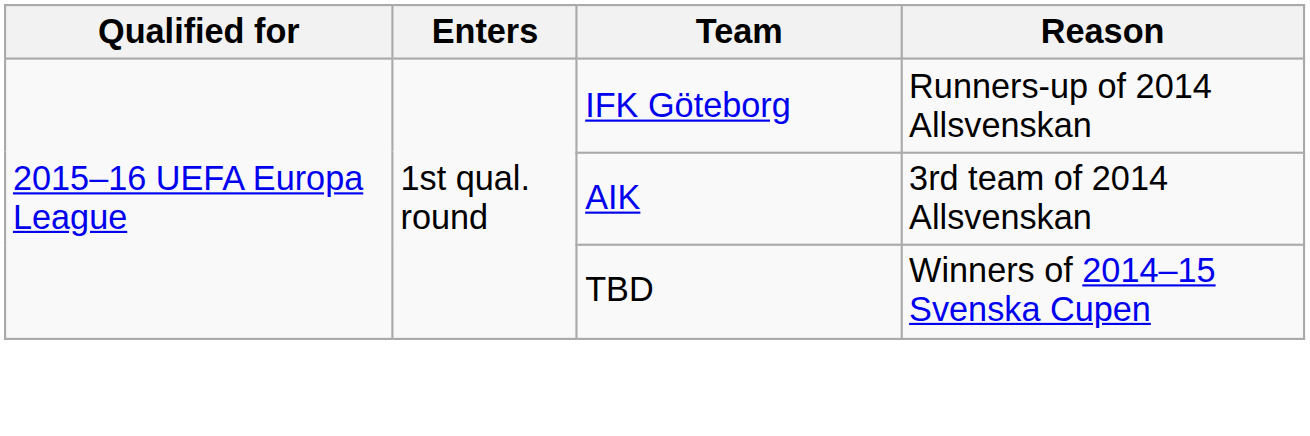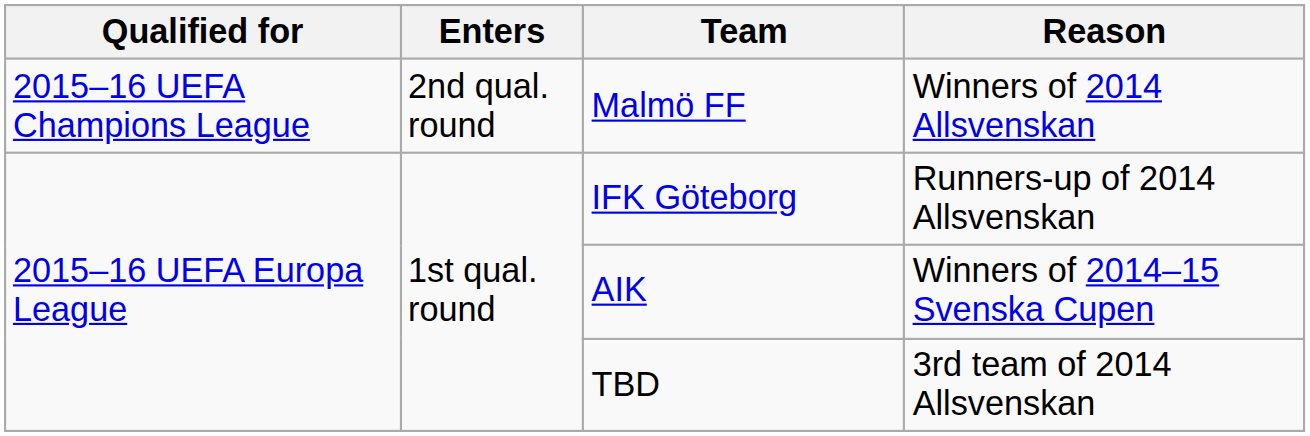+ row: (669, 105)
(1039, 198) 3rd team of 2014 Allsvenskan -> (1066, 290) Winners of 2014–15 Svenska Cupen
(1062, 290) Winners of 2014–15 Svenska Cupen -> (1042, 383) 3rd team of 2014 Allsvenskan
